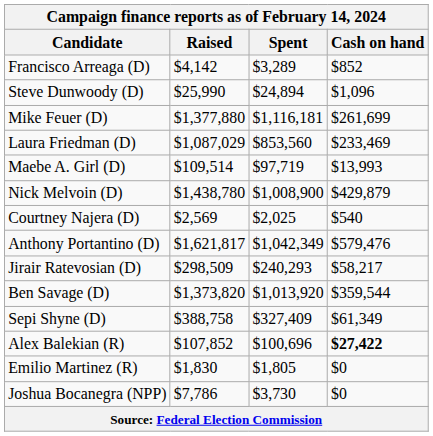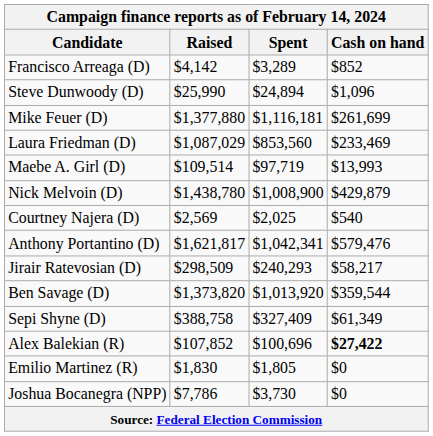(288, 243) $1,042,349 -> (288, 243) $1,042,341
